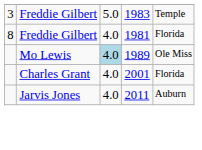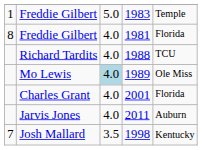(10, 14) 3 -> (10, 14) 1
+ row: (137, 54)
+ row: (137, 134)
